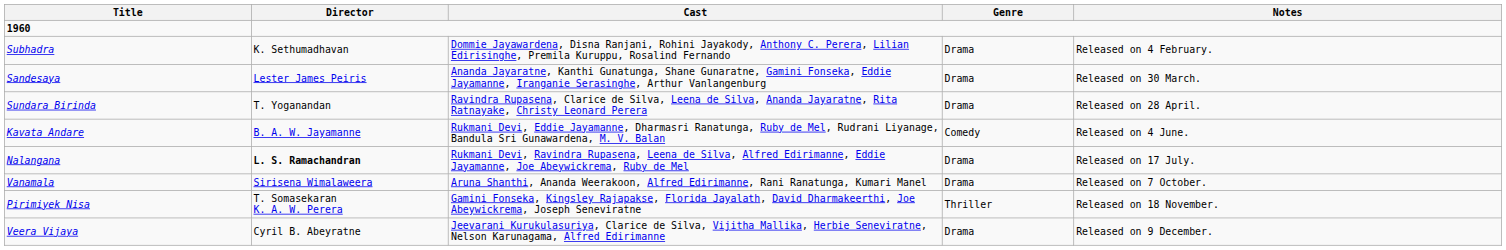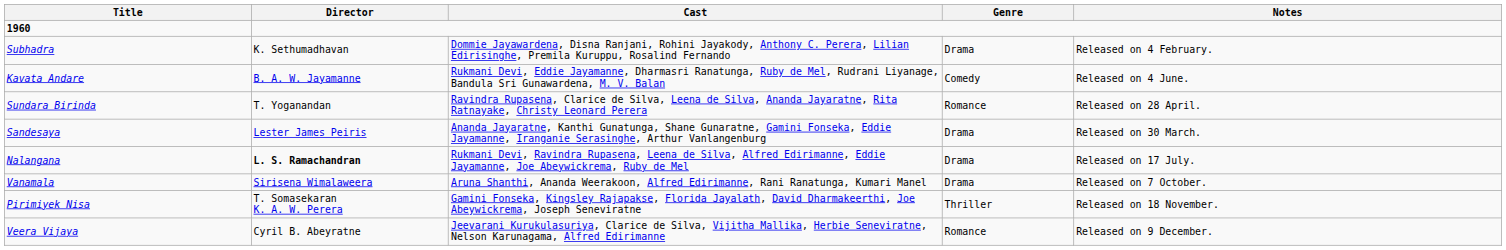rows swapped: (34, 78) <-> (45, 133)
(959, 105) Drama -> (965, 105) Romance
(959, 231) Drama -> (965, 231) Romance
